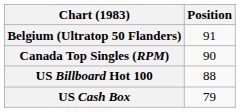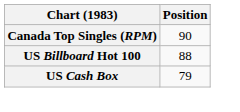- row: (94, 35)
